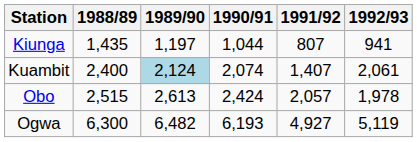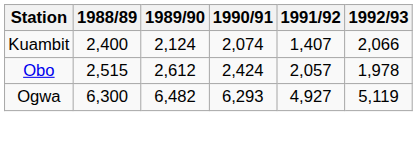- row: (39, 44)
(175, 70) lightblue background -> (175, 44) no background
(378, 70) 2,061 -> (378, 44) 2,066
(175, 96) 2,613 -> (175, 70) 2,612
(243, 123) 6,193 -> (243, 96) 6,293
